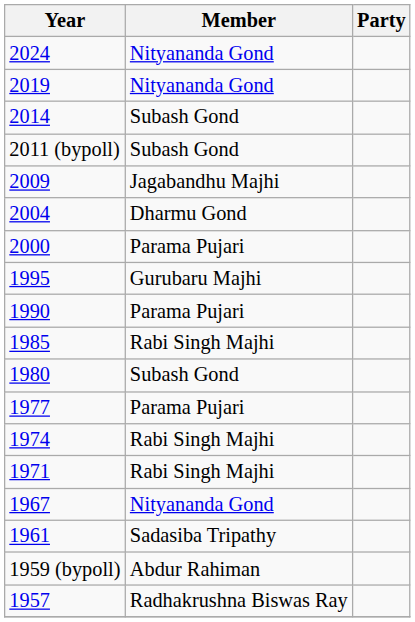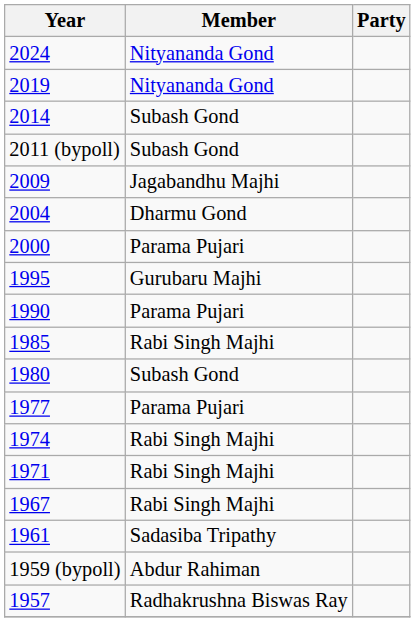(202, 504) Nityananda Gond -> (202, 504) Rabi Singh Majhi
